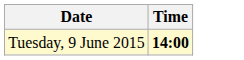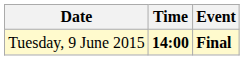+ column: (216, 17)
